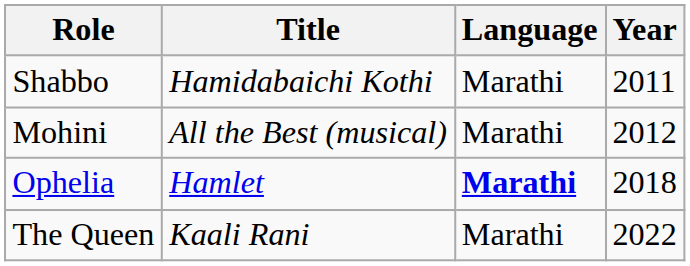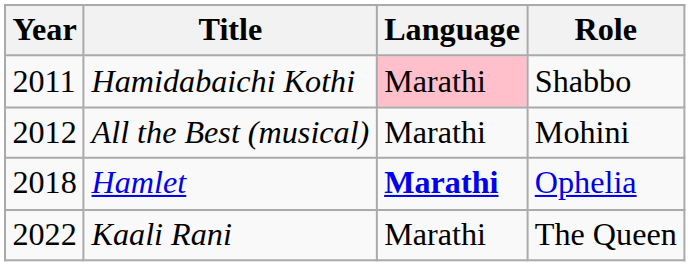columns swapped: (645, 30) <-> (83, 30)
(513, 81) no background -> (435, 81) pink background
